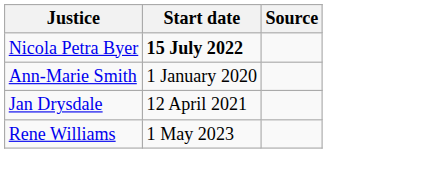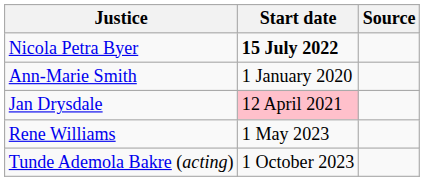(197, 104) no background -> (292, 104) pink background
+ row: (121, 162)
